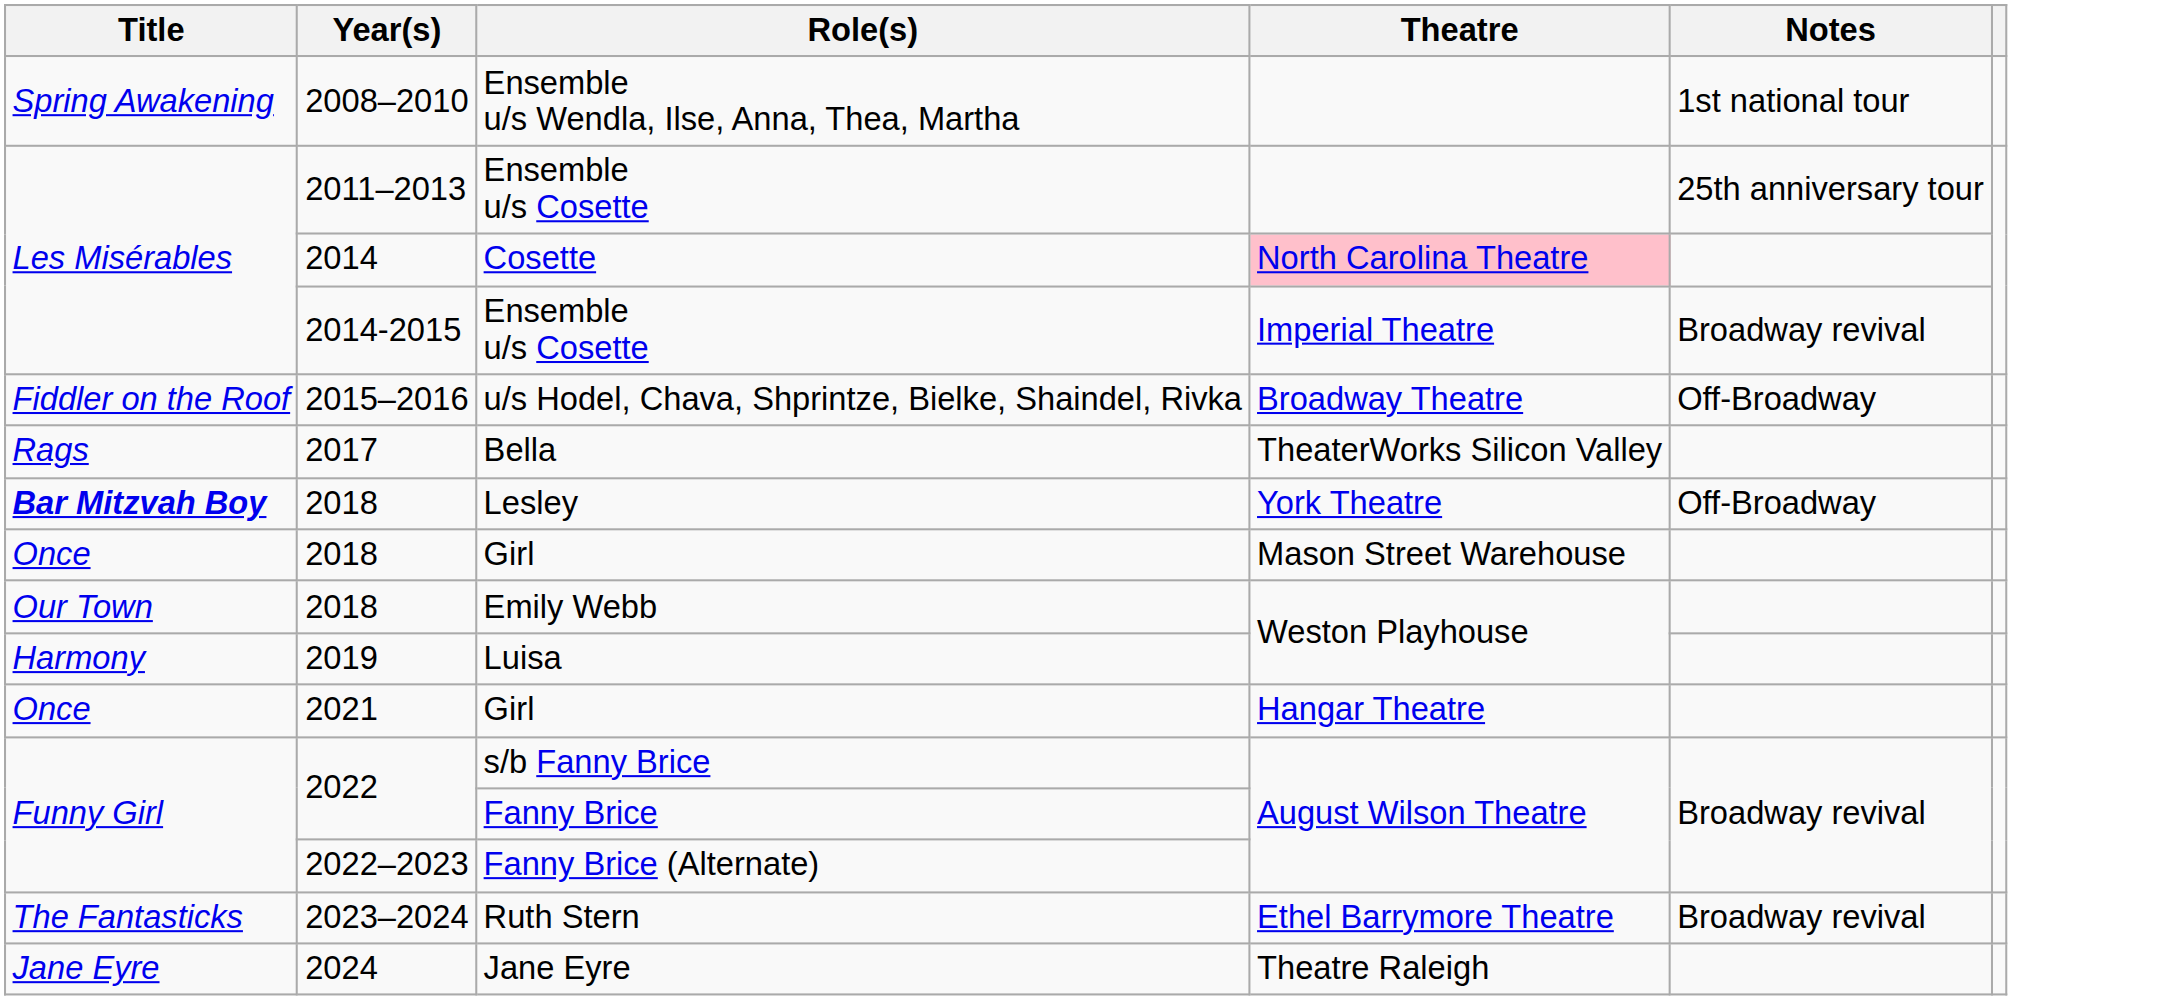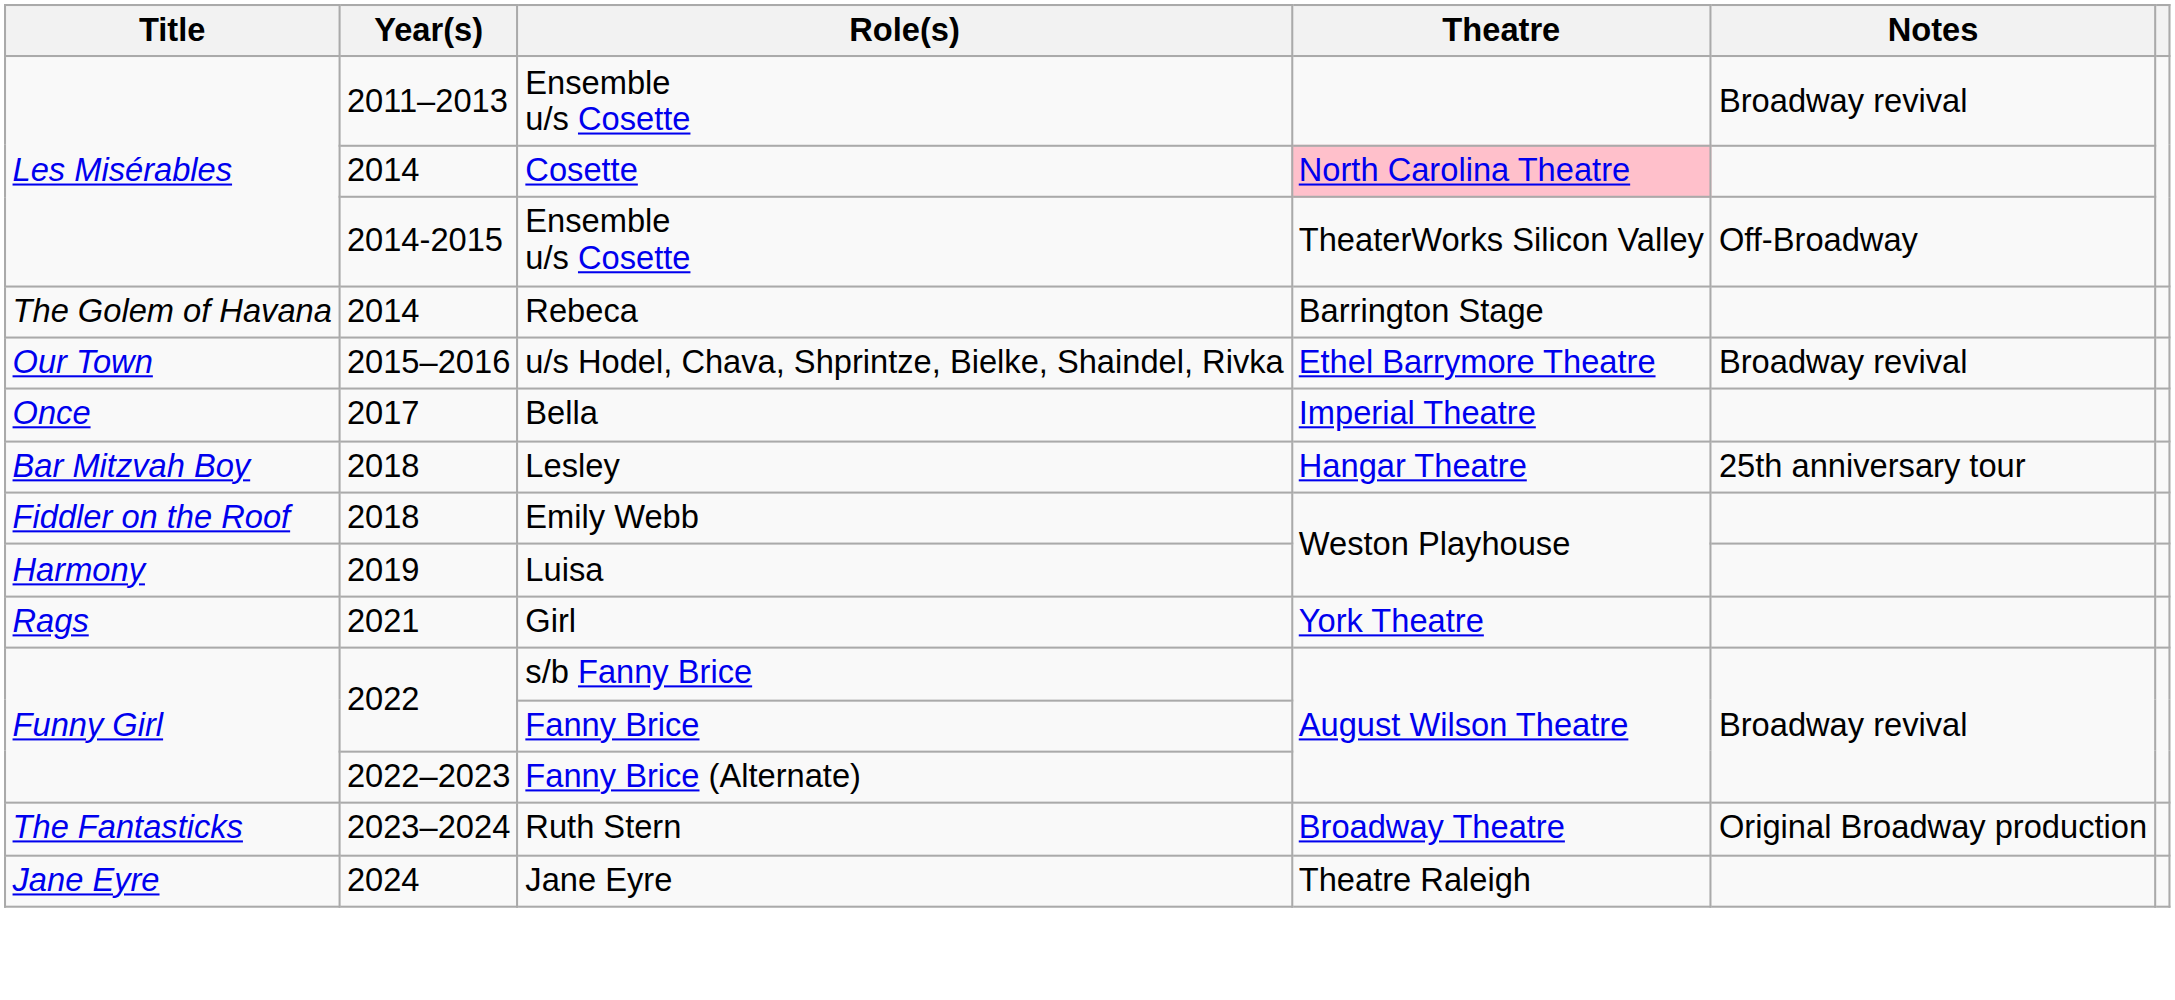- row: (387, 100)
(1831, 188) 25th anniversary tour -> (1843, 100) Broadway revival
(1376, 329) Imperial Theatre -> (1501, 240) TheaterWorks Silicon Valley
(1801, 329) Broadway revival -> (1818, 240) Off-Broadway
+ row: (383, 310)
(151, 399) Fiddler on the Roof -> (83, 362) Our Town
(1390, 399) Broadway Theatre -> (1477, 362) Ethel Barrymore Theatre
(1777, 399) Off-Broadway -> (1843, 362) Broadway revival
(51, 451) Rags -> (52, 414) Once
(1460, 451) TheaterWorks Silicon Valley -> (1417, 414) Imperial Theatre
(140, 502) bold -> (131, 466) normal
(1350, 502) York Theatre -> (1413, 466) Hangar Theatre
(1777, 502) Off-Broadway -> (1872, 466) 25th anniversary tour
- row: (341, 554)
(83, 606) Our Town -> (151, 517) Fiddler on the Roof
(52, 709) Once -> (51, 621) Rags
(1371, 709) Hangar Theatre -> (1391, 621) York Theatre
(1435, 917) Ethel Barrymore Theatre -> (1432, 828) Broadway Theatre
(1801, 917) Broadway revival -> (1933, 828) Original Broadway production
